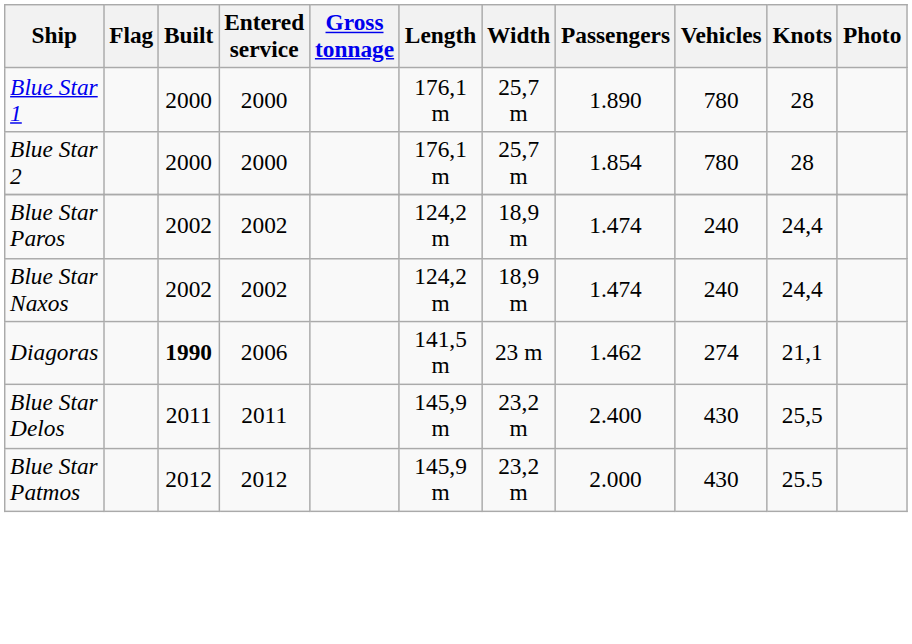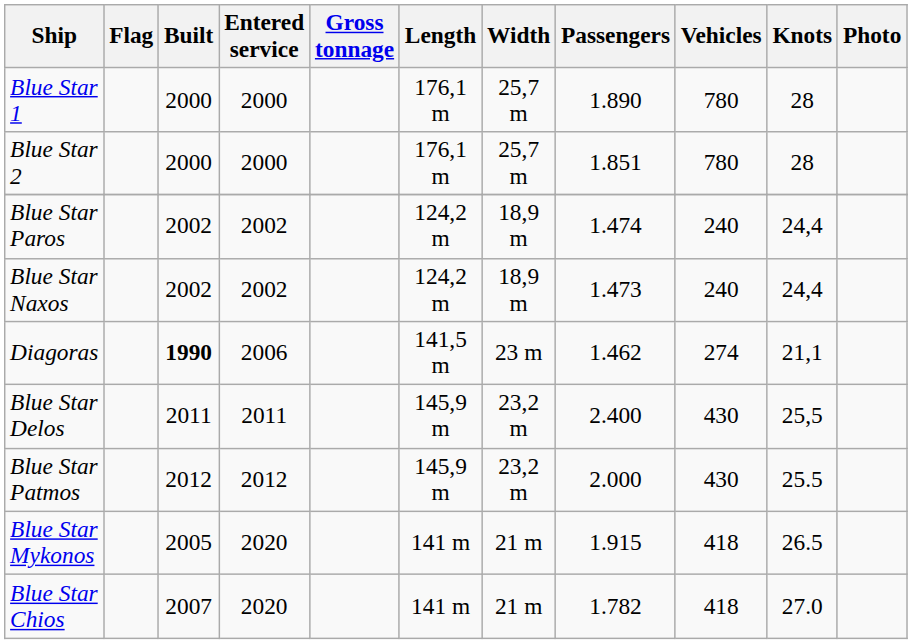(615, 162) 1.854 -> (615, 162) 1.851
(615, 289) 1.474 -> (615, 289) 1.473
+ row: (54, 542)
+ row: (54, 606)
